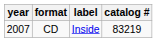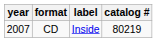(127, 29) 83219 -> (127, 29) 80219
